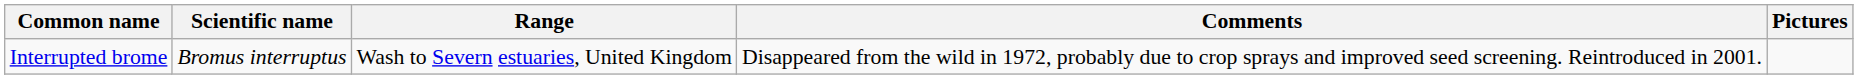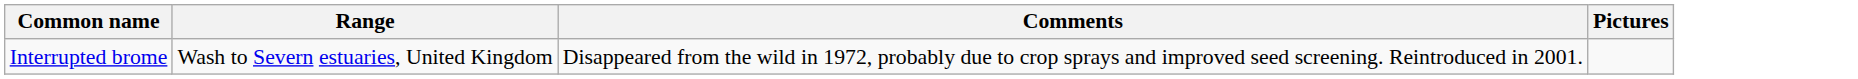- column: (262, 21)
